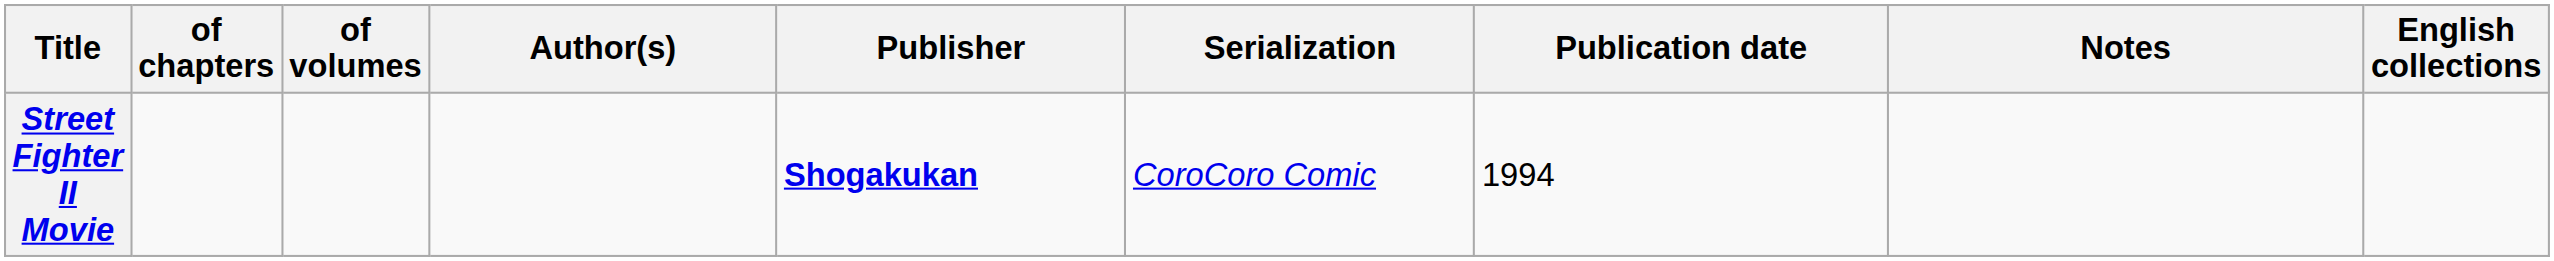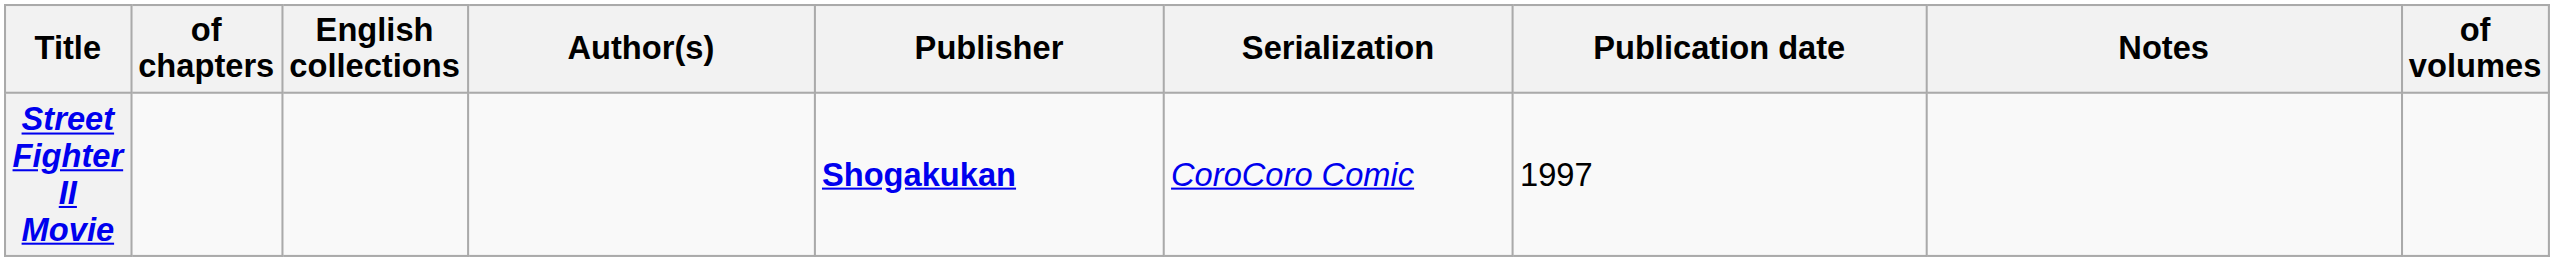columns swapped: (356, 48) <-> (2456, 48)
(1518, 173) 1994 -> (1556, 173) 1997
